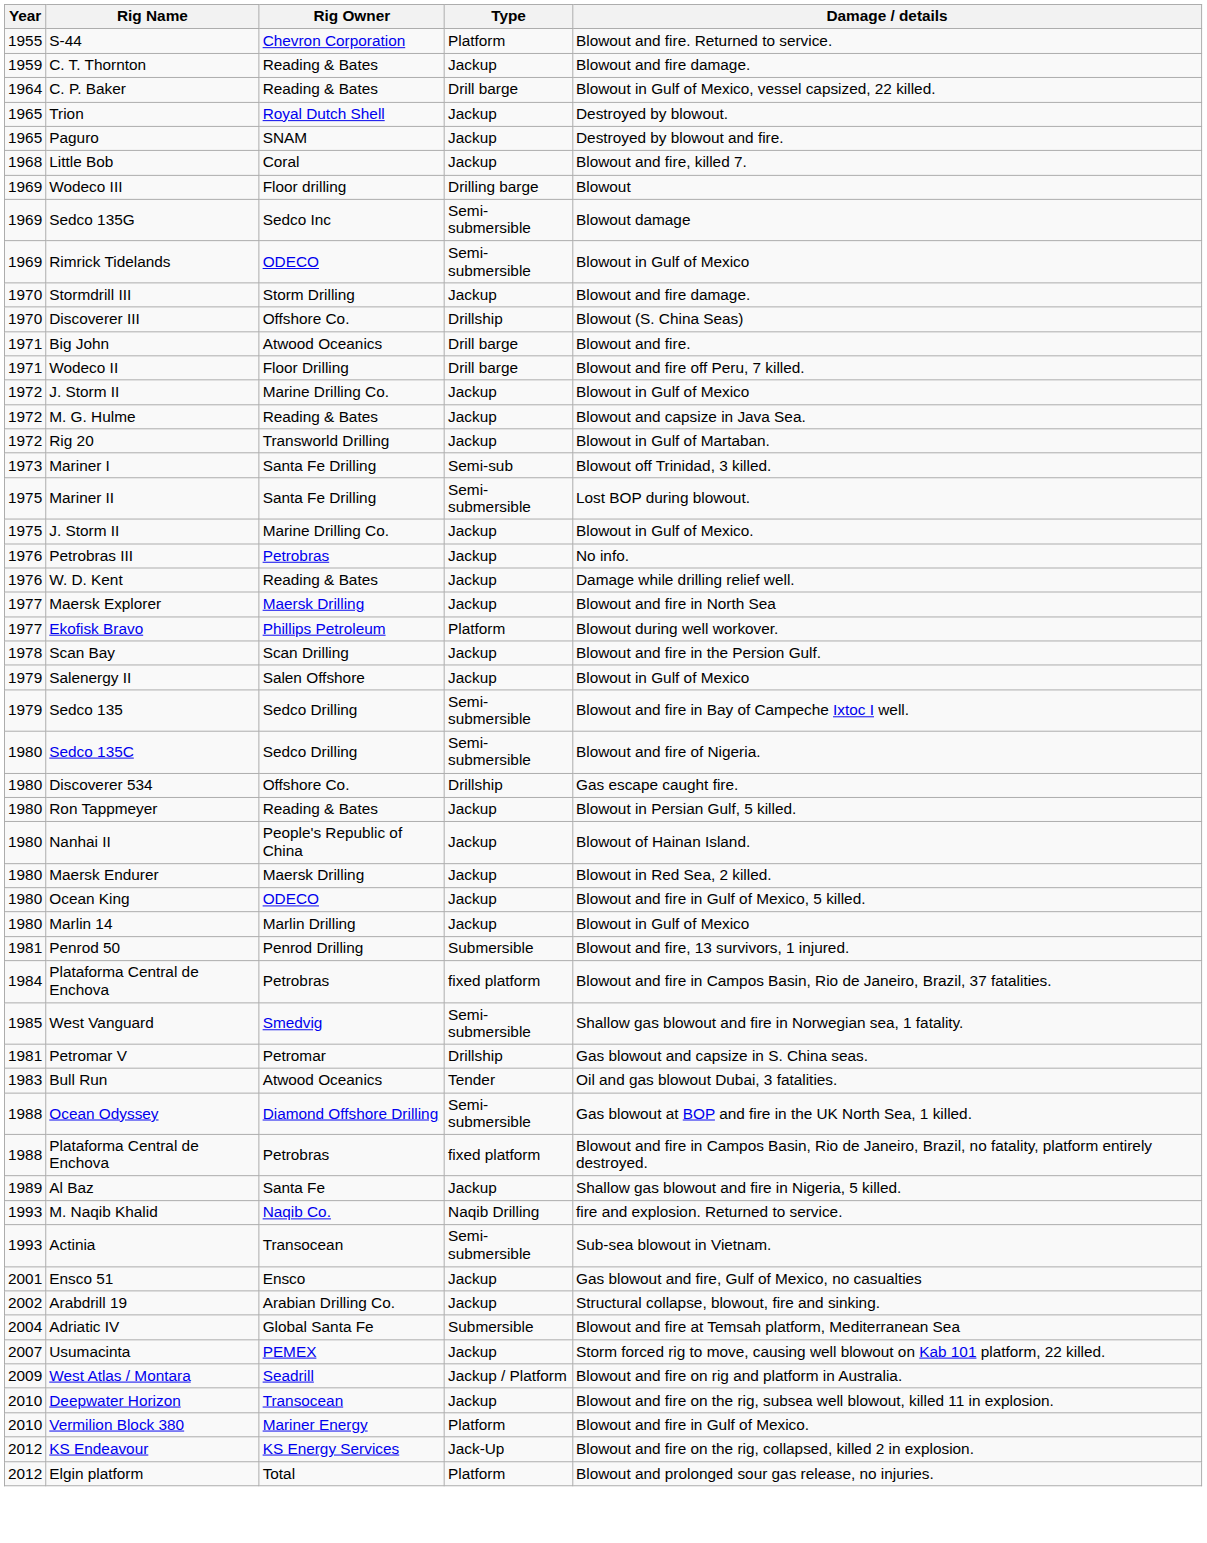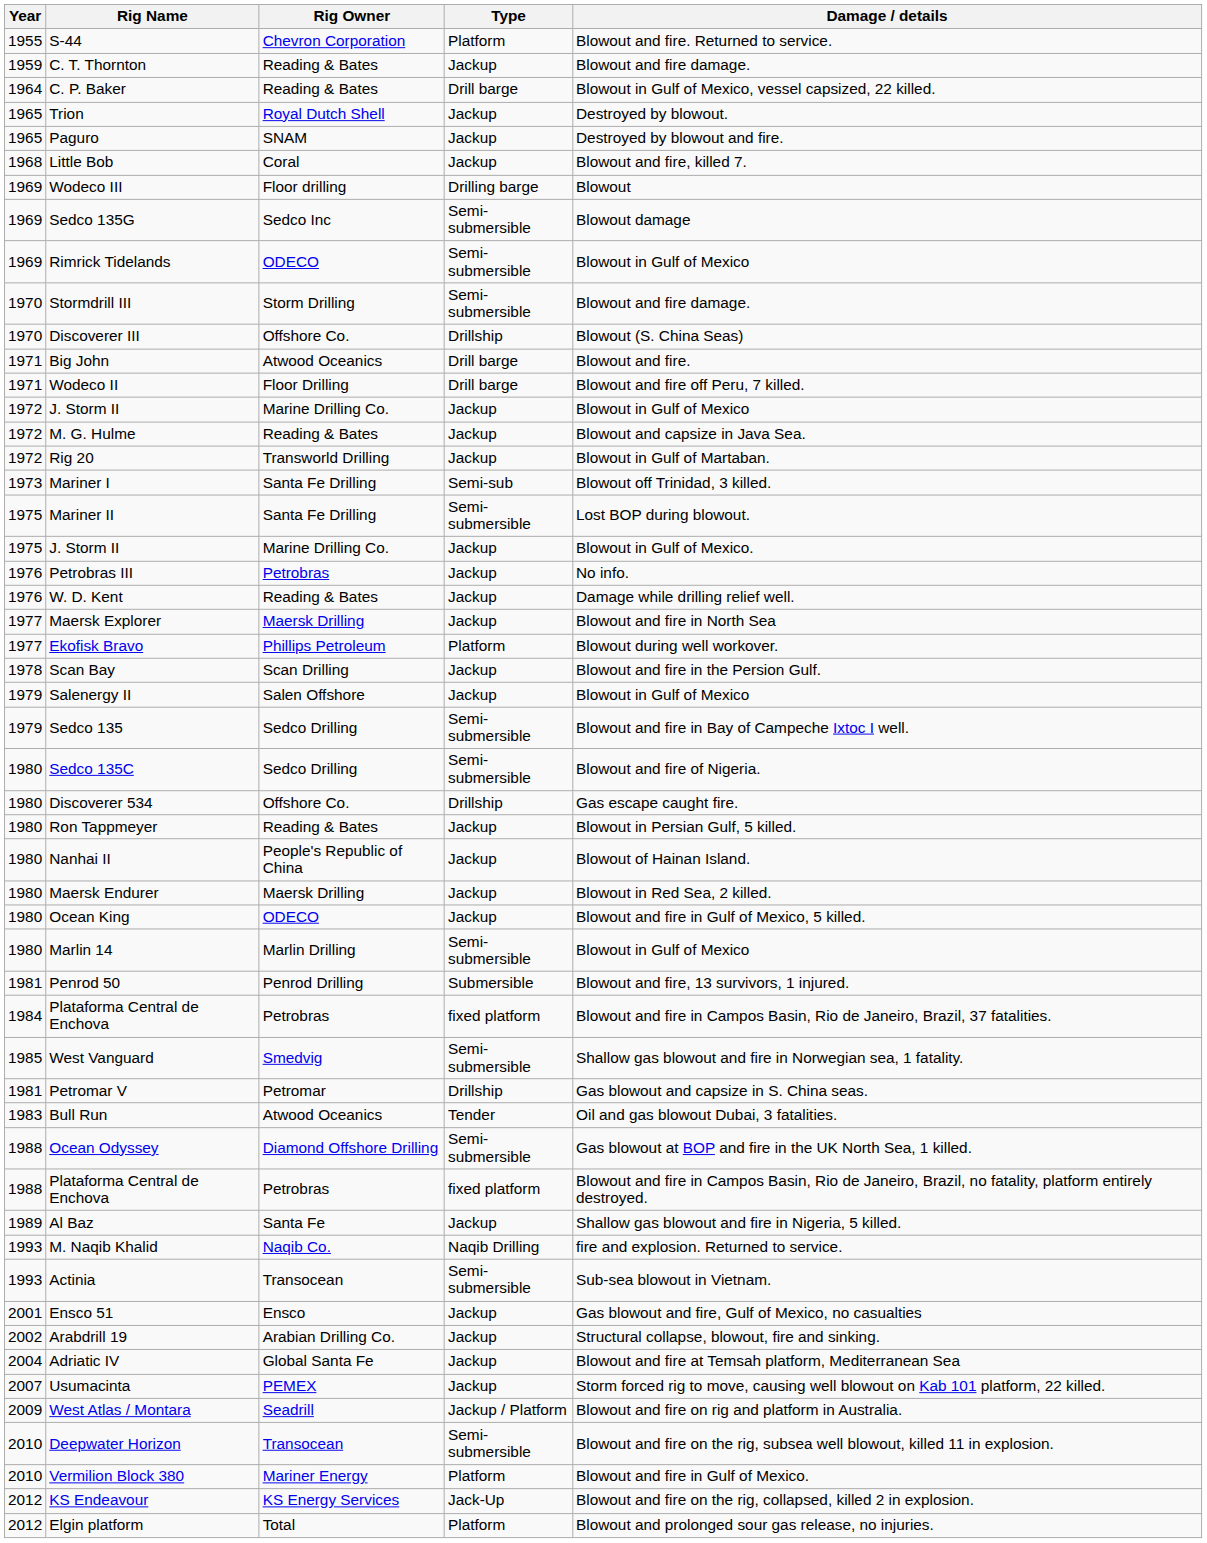(472, 294) Jackup -> (489, 303) Semi-submersible
(472, 924) Jackup -> (489, 950) Semi-submersible
(491, 1327) Submersible -> (472, 1361) Jackup
(472, 1400) Jackup -> (489, 1443) Semi-submersible
